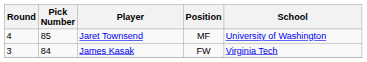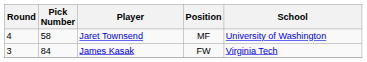(46, 36) 85 -> (46, 36) 58
